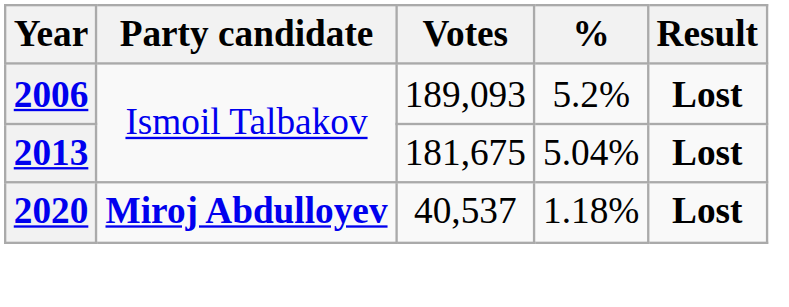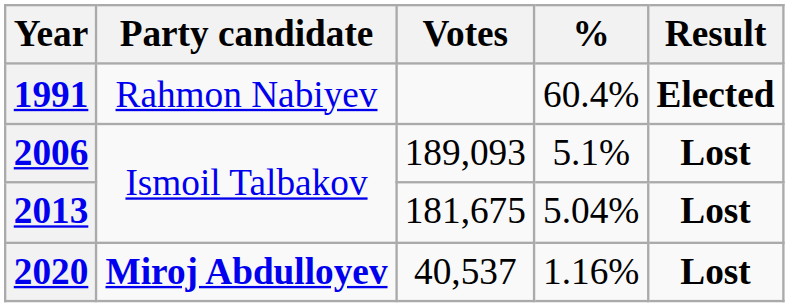+ row: (51, 93)
(591, 93) 5.2% -> (591, 152) 5.1%
(591, 211) 1.18% -> (591, 270) 1.16%
